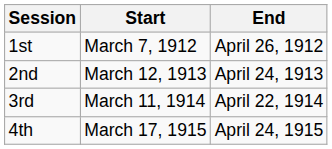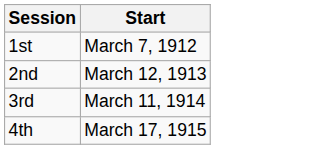- column: (269, 18)
